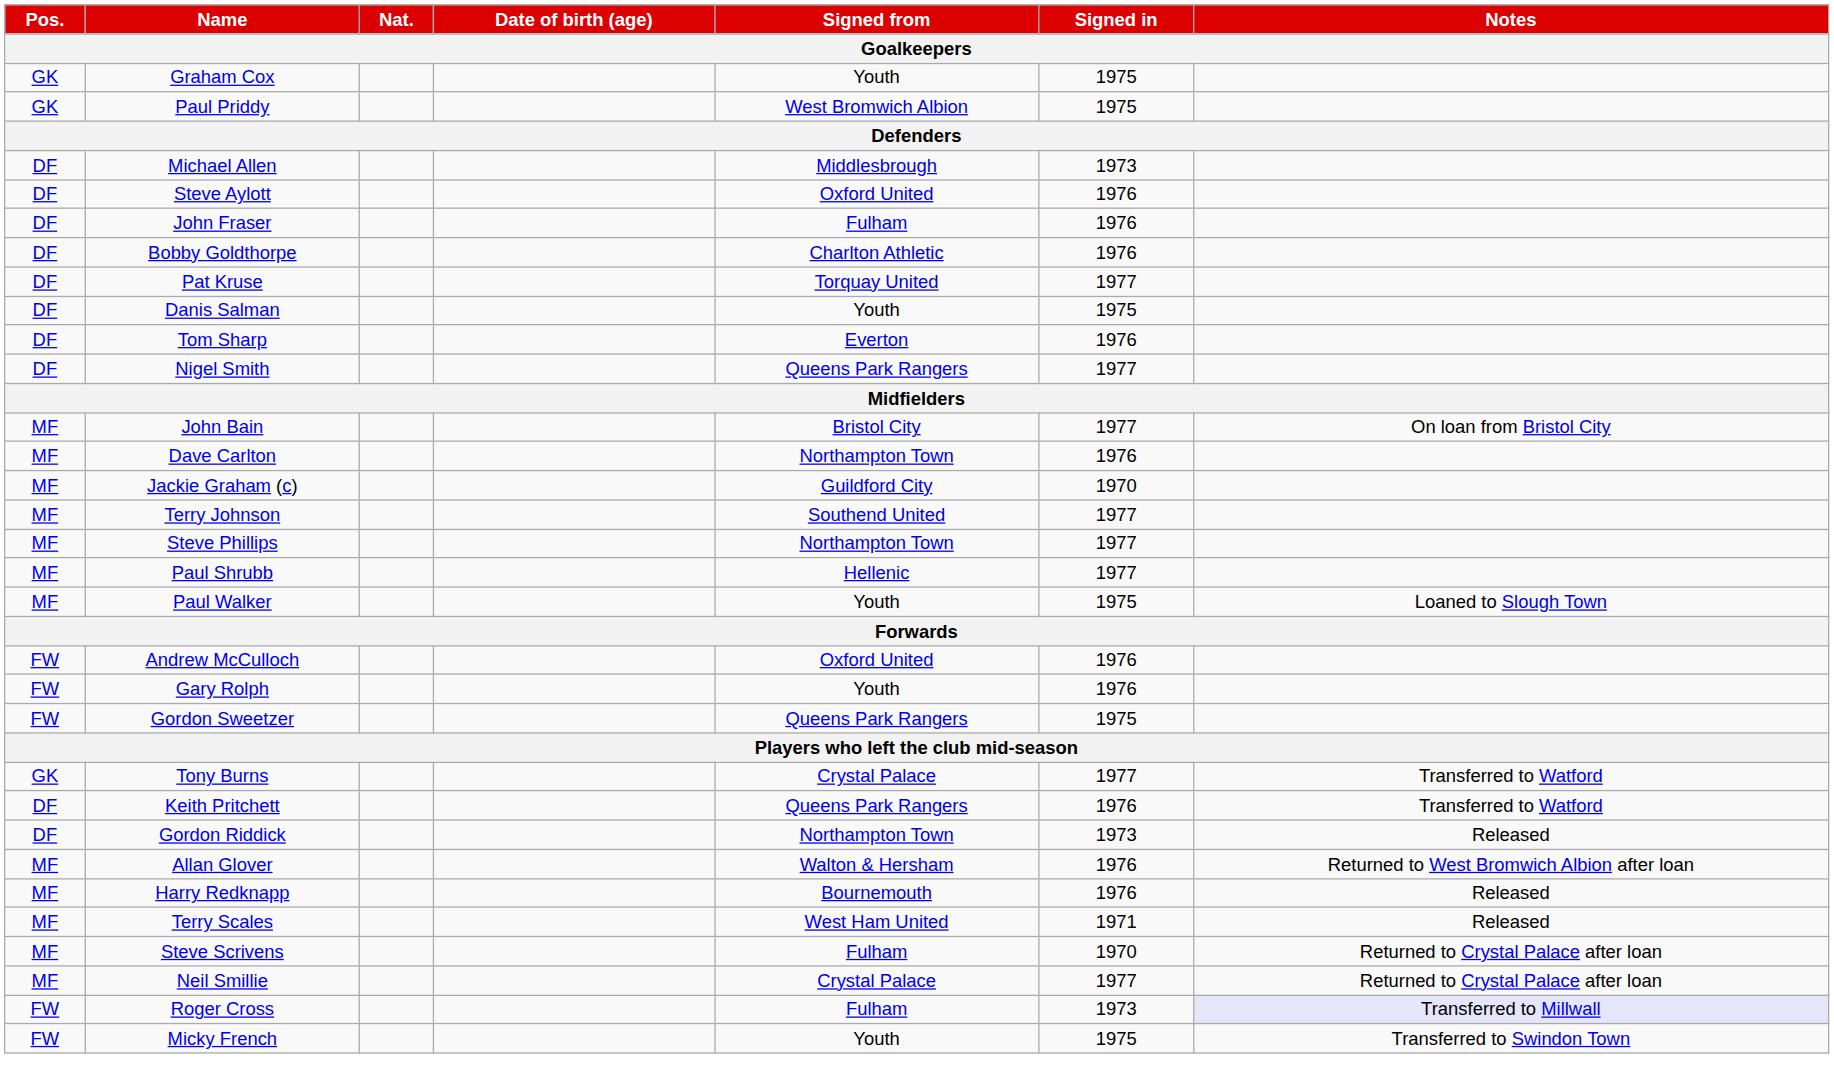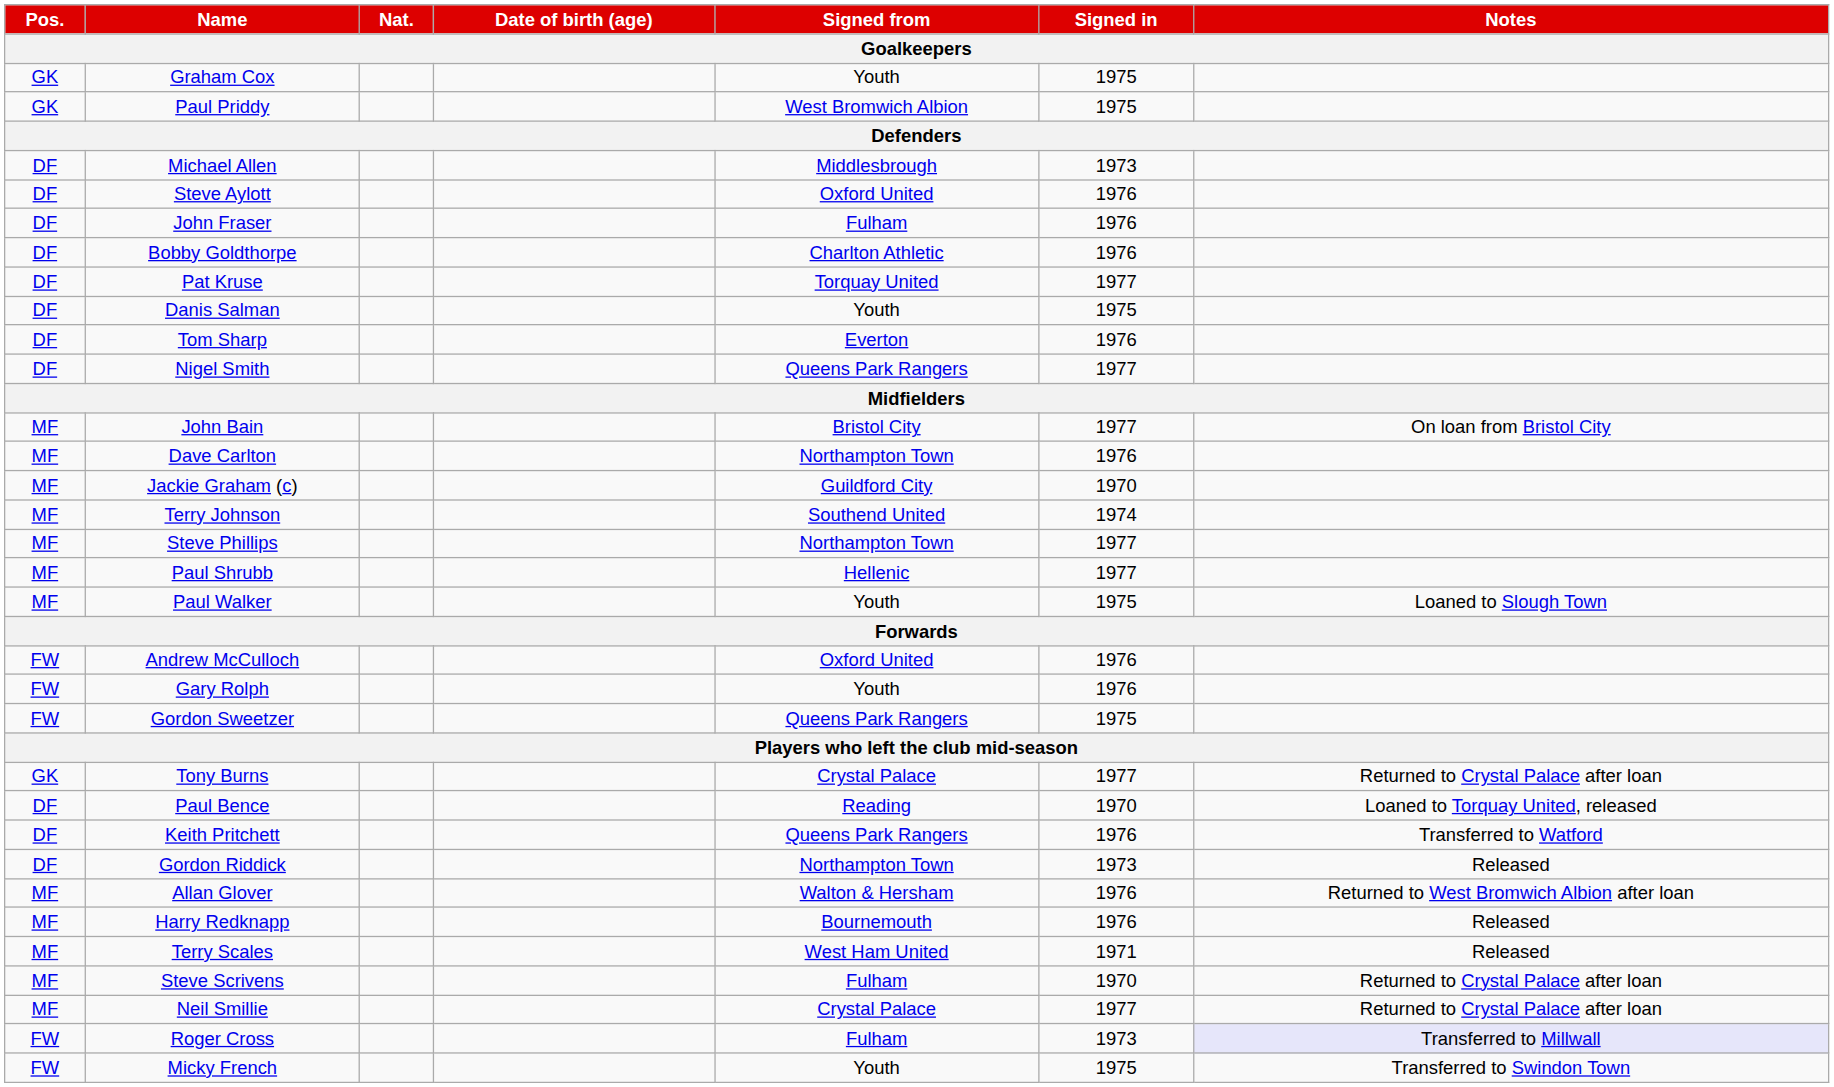(1116, 515) 1977 -> (1116, 515) 1974
(1511, 777) Transferred to Watford -> (1511, 777) Returned to Crystal Palace after loan
+ row: (222, 806)
